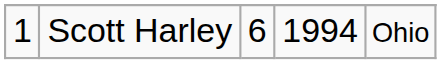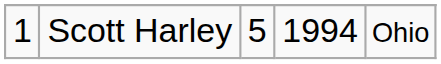(257, 31) 6 -> (257, 31) 5
